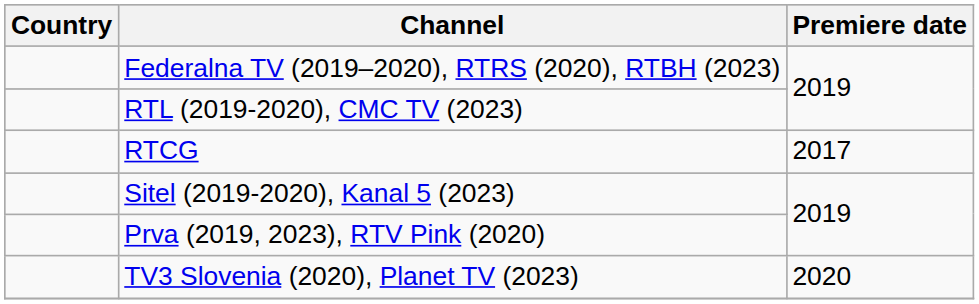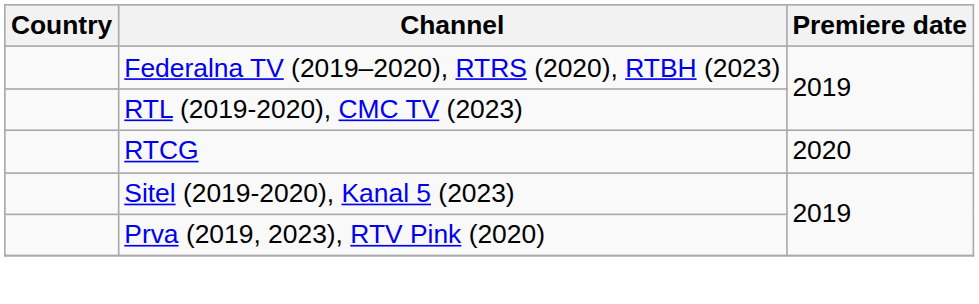(822, 151) 2017 -> (822, 151) 2020
- row: (352, 276)
